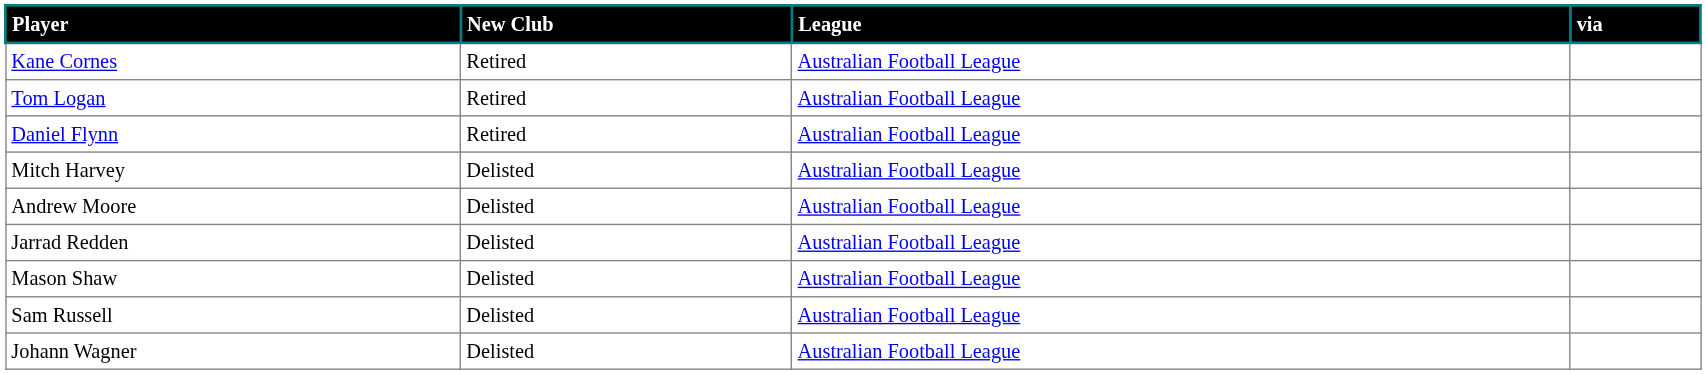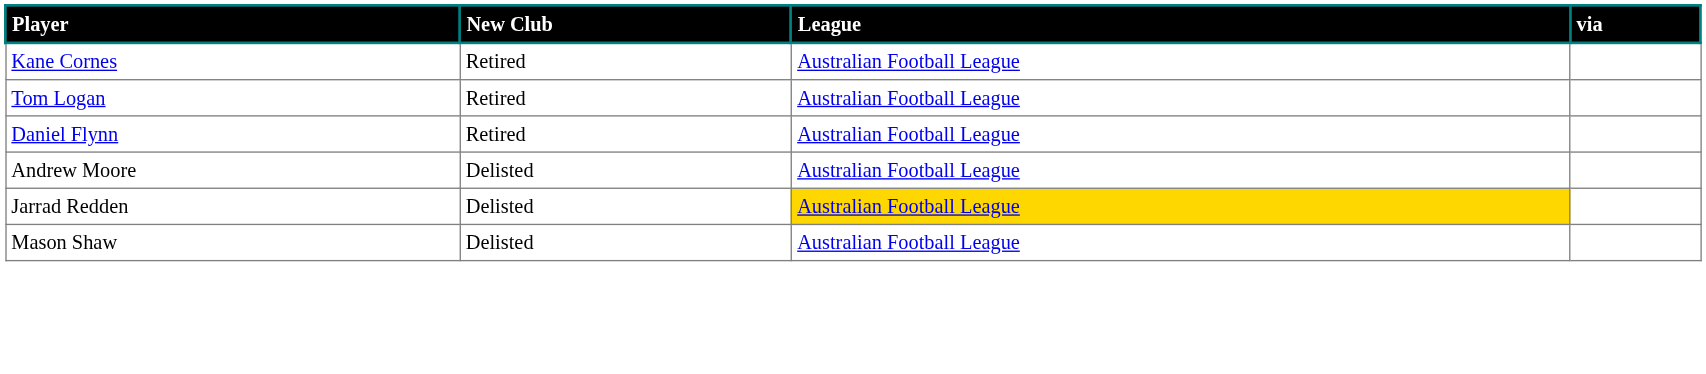- row: (68, 169)
(909, 242) no background -> (909, 206) gold background
- row: (62, 314)
- row: (74, 350)
